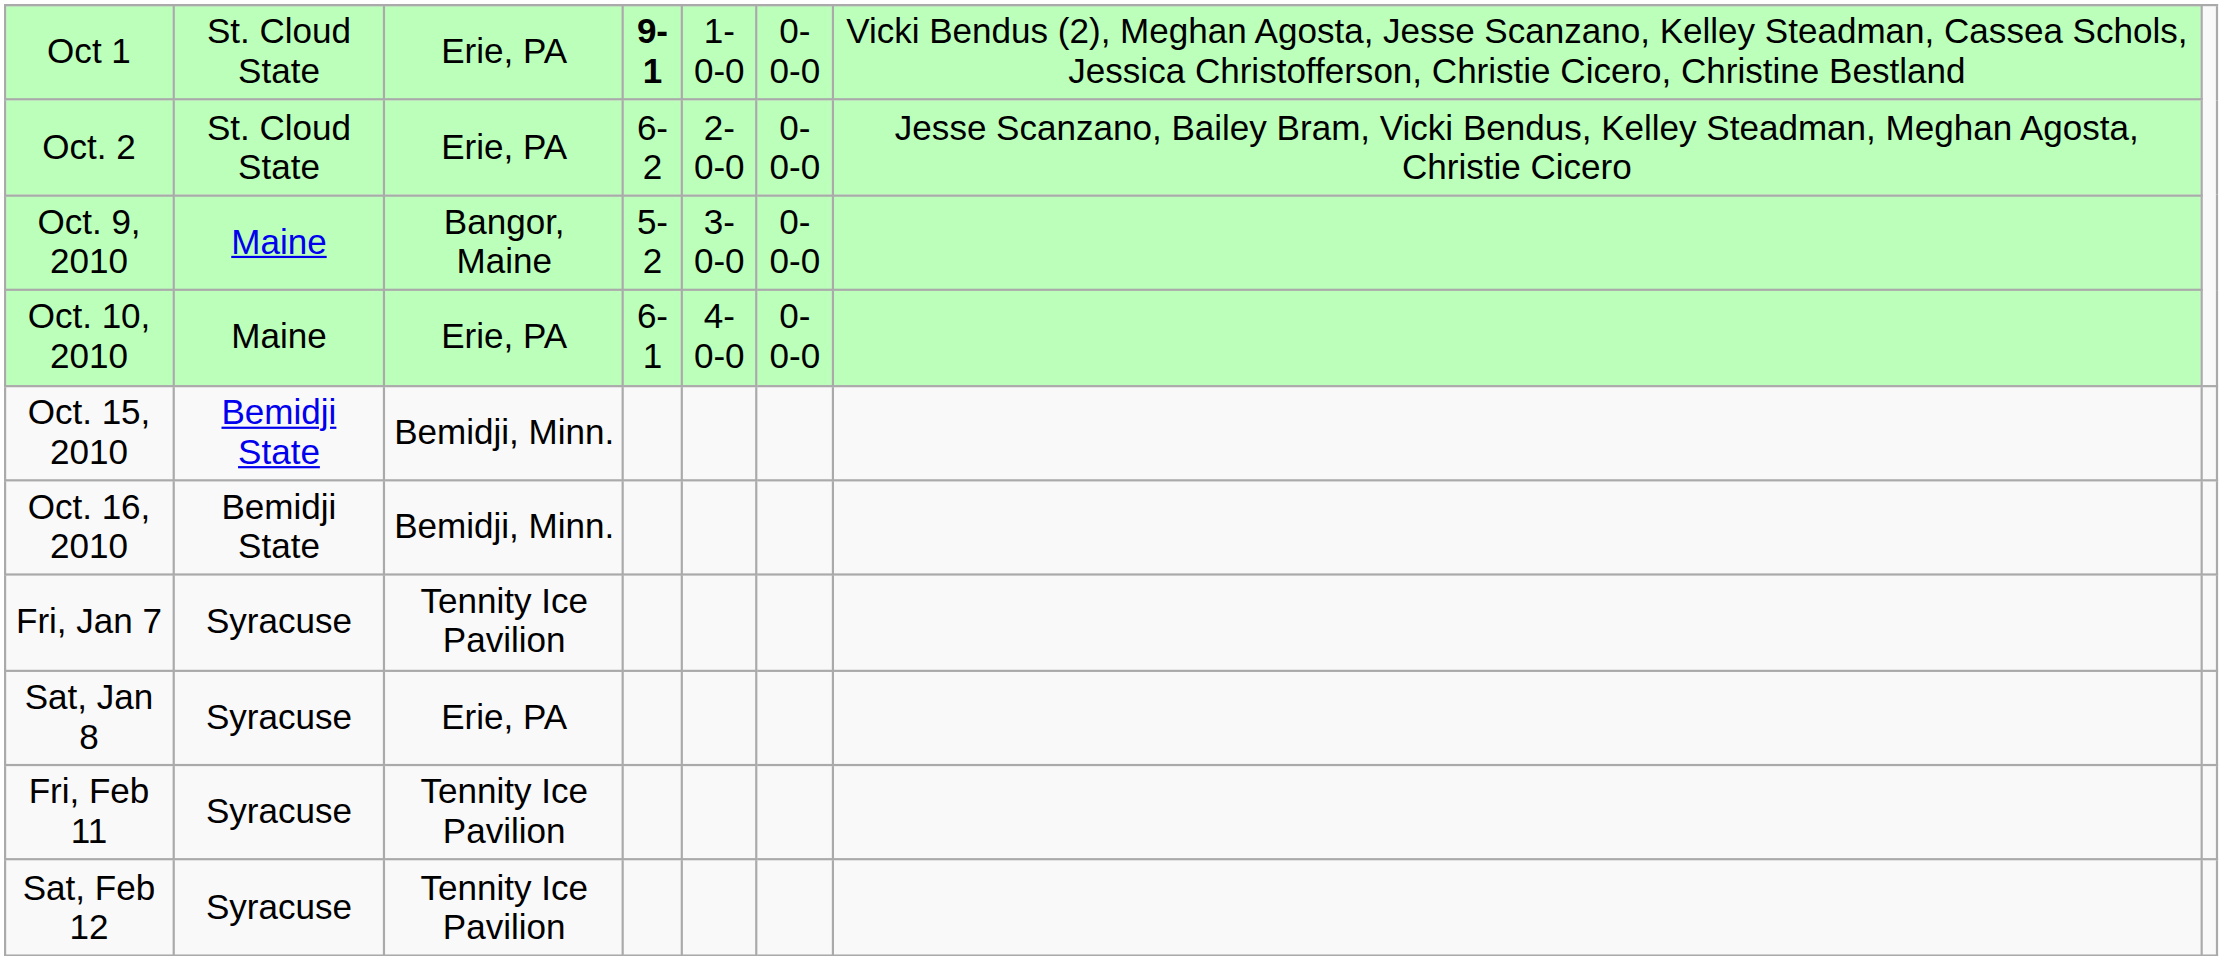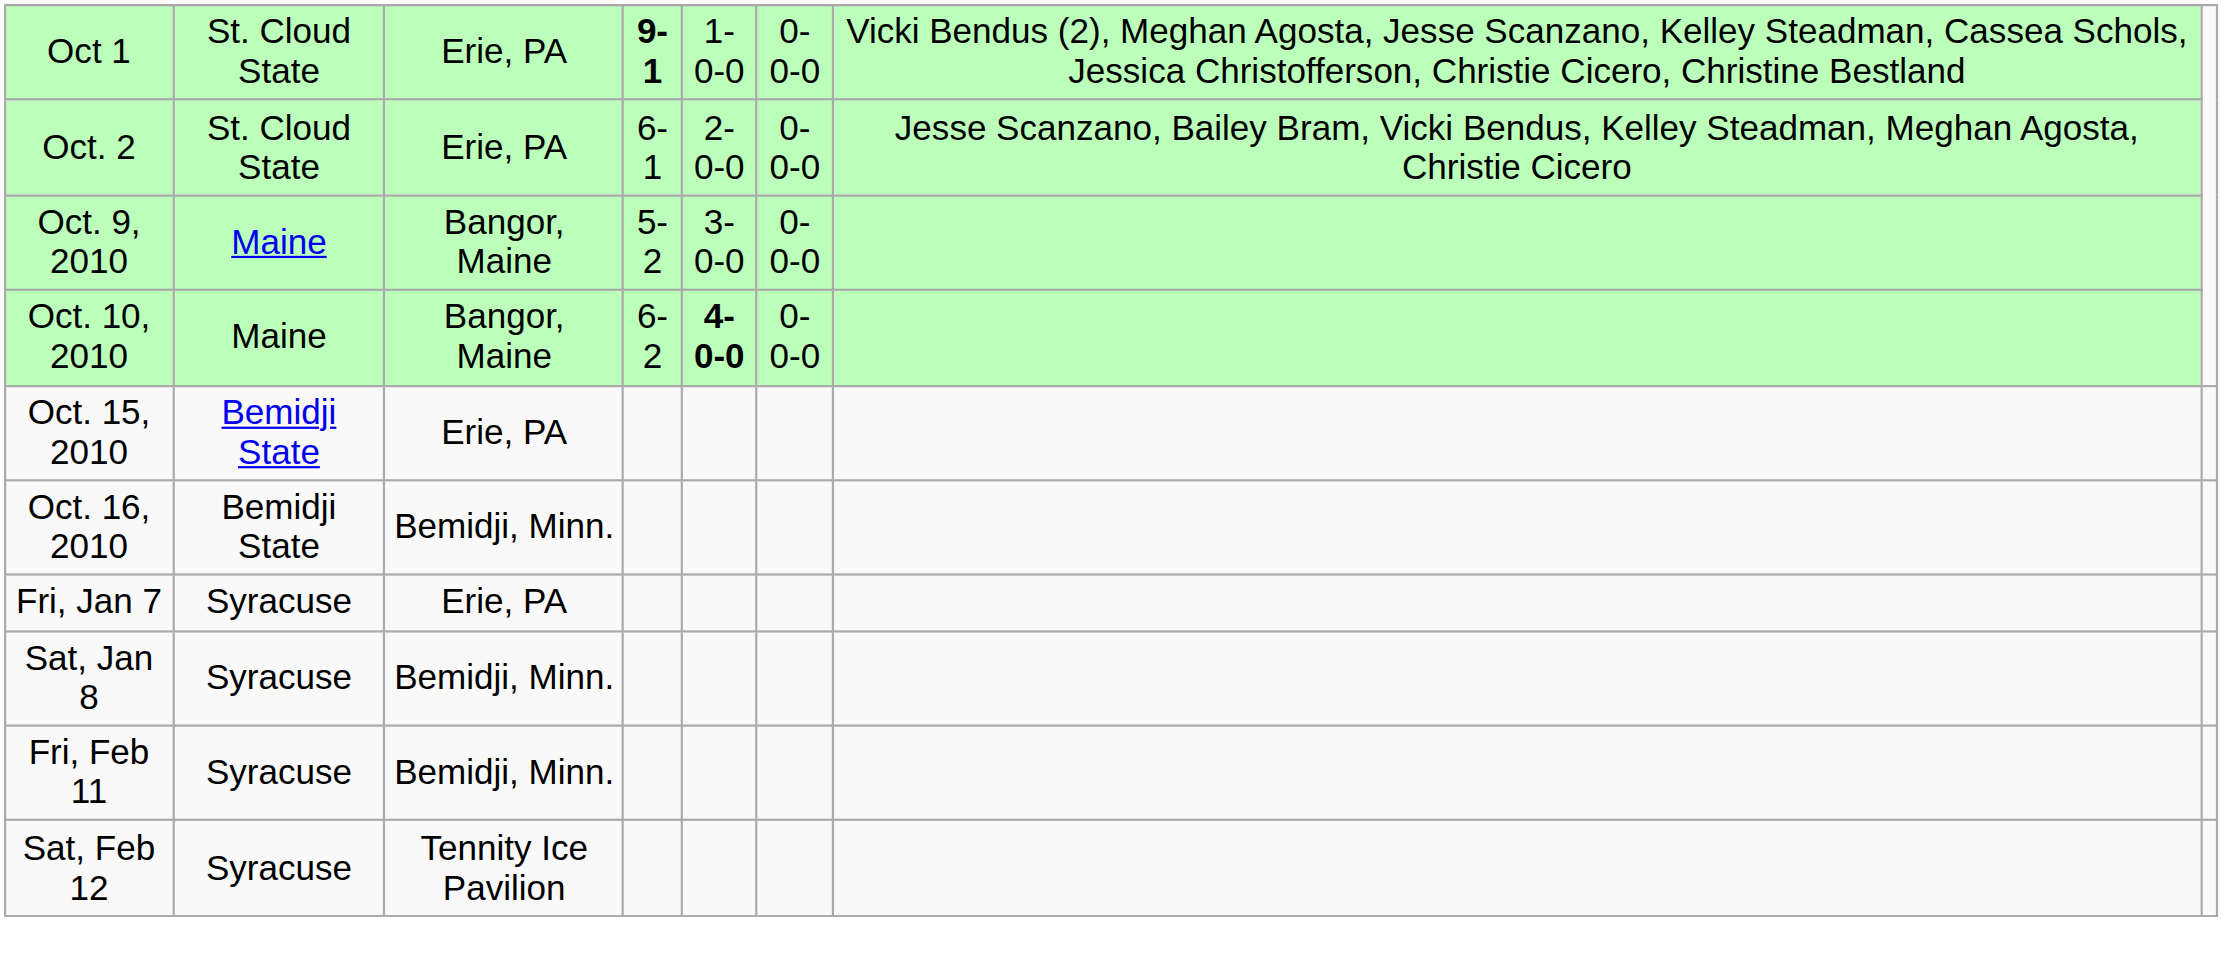(652, 146) 6-2 -> (652, 146) 6-1
(504, 336) Erie, PA -> (504, 336) Bangor, Maine
(652, 336) 6-1 -> (652, 336) 6-2
(719, 336) normal -> (719, 336) bold
(504, 431) Bemidji, Minn. -> (504, 431) Erie, PA
(504, 621) Tennity Ice Pavilion -> (504, 602) Erie, PA
(504, 716) Erie, PA -> (504, 677) Bemidji, Minn.
(504, 811) Tennity Ice Pavilion -> (504, 772) Bemidji, Minn.
